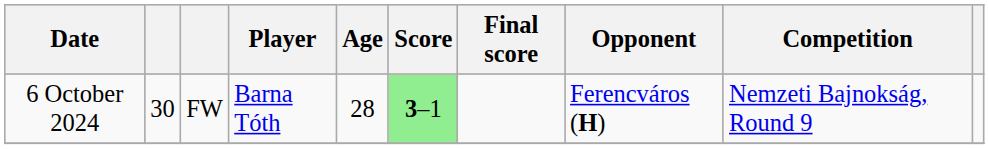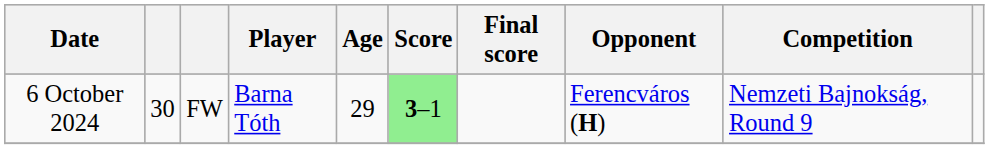(363, 108) 28 -> (363, 108) 29
